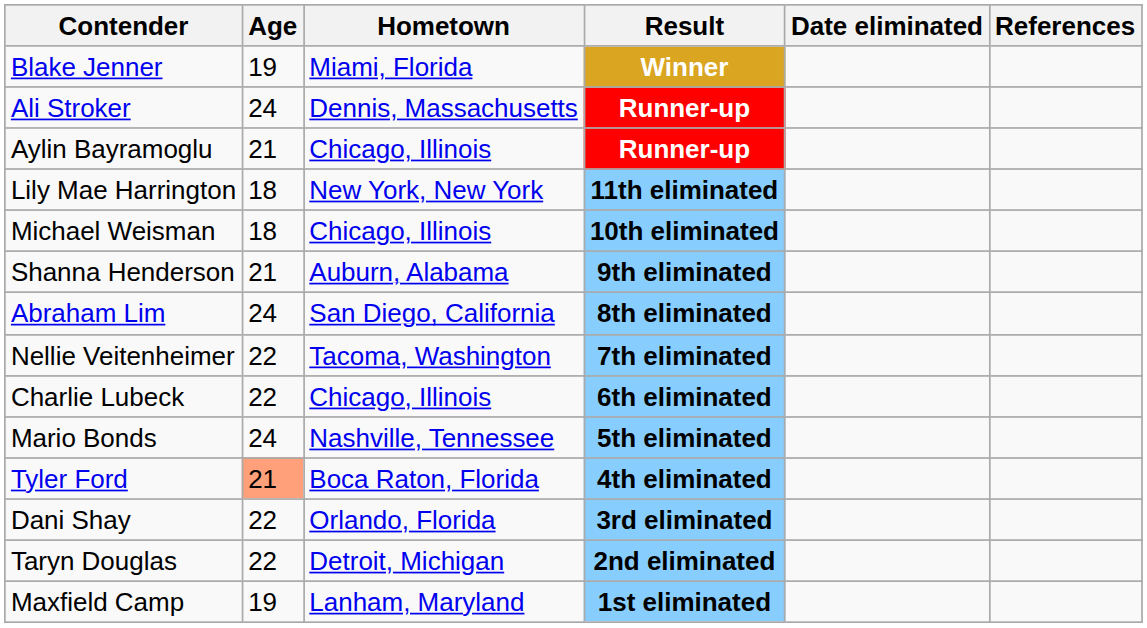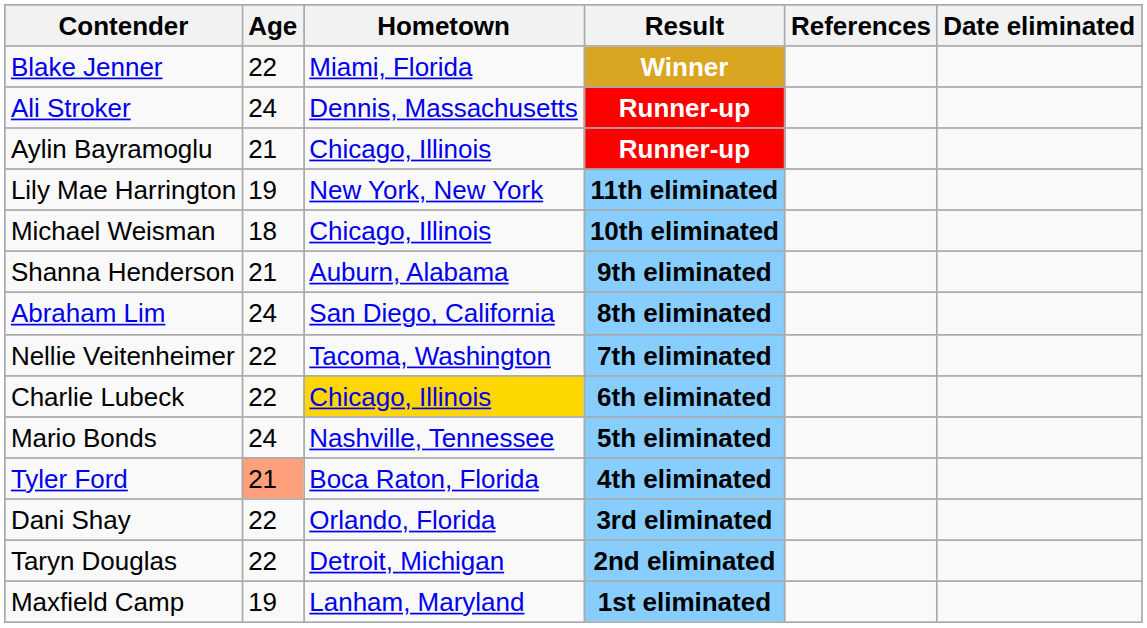columns swapped: (887, 26) <-> (1065, 26)
(263, 67) 19 -> (263, 67) 22
(263, 190) 18 -> (263, 190) 19
(400, 396) no background -> (400, 396) gold background
